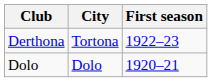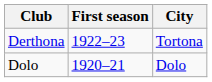columns swapped: (95, 16) <-> (164, 16)
